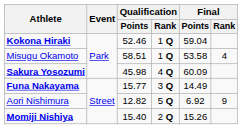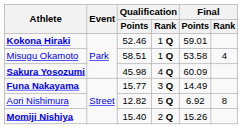(195, 41) 59.04 -> (195, 41) 59.01
(224, 101) 9 -> (224, 101) 8
